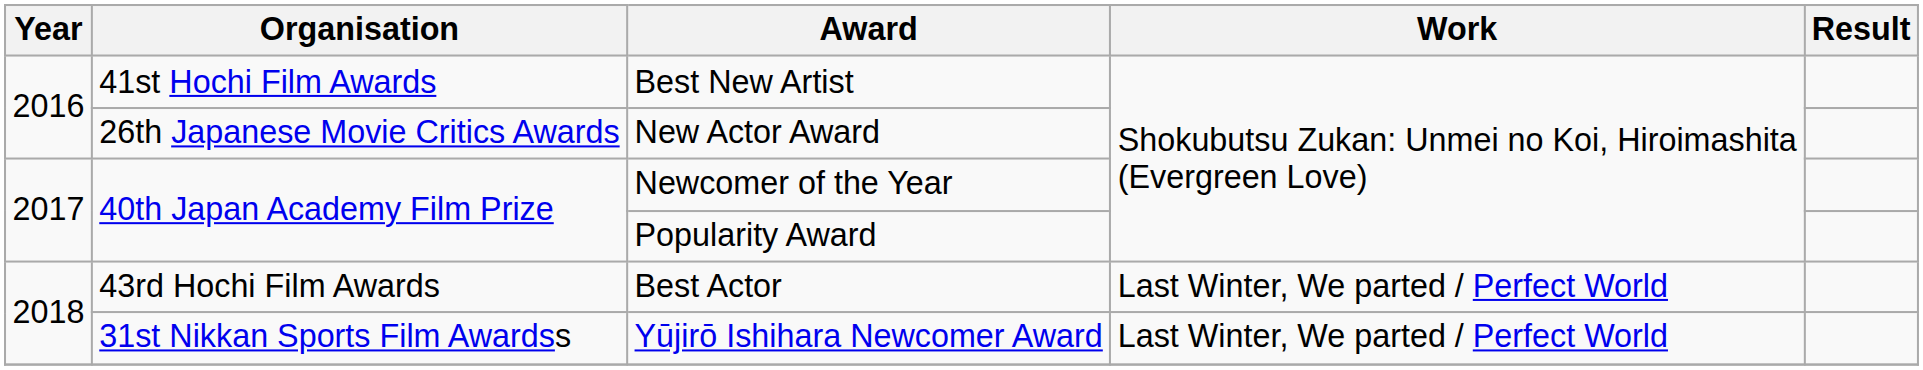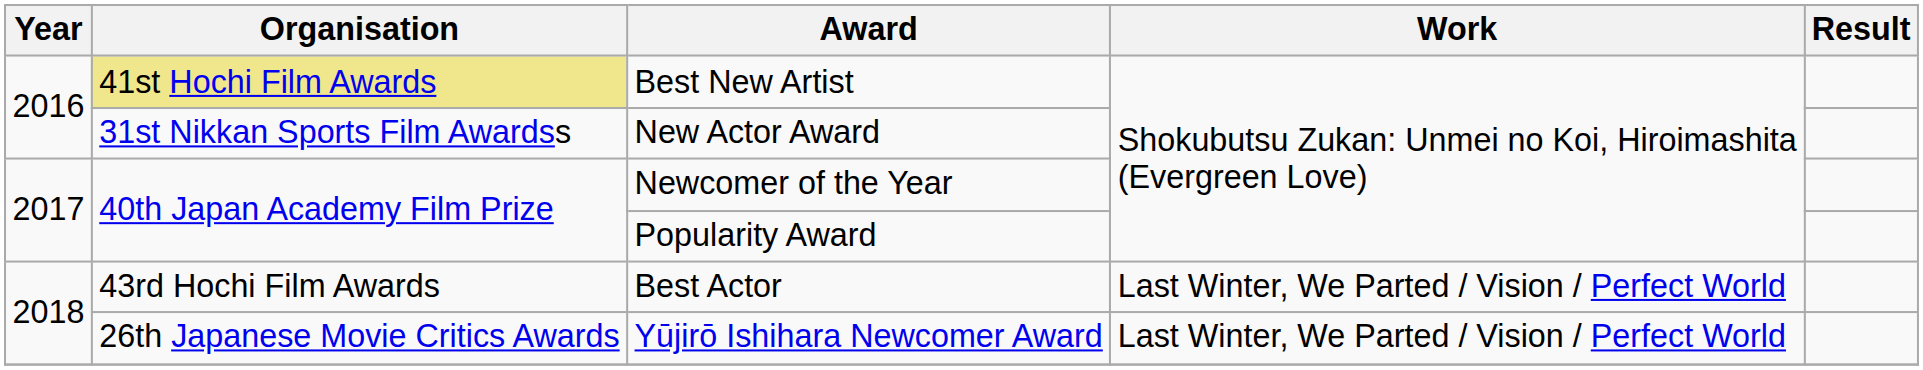(268, 81) no background -> (268, 81) khaki background
(359, 132) 26th Japanese Movie Critics Awards -> (335, 132) 31st Nikkan Sports Film Awardss
(1393, 286) Last Winter, We parted / Perfect World -> (1452, 286) Last Winter, We Parted / Vision / Perfect World
(335, 337) 31st Nikkan Sports Film Awardss -> (359, 337) 26th Japanese Movie Critics Awards
(1393, 337) Last Winter, We parted / Perfect World -> (1452, 337) Last Winter, We Parted / Vision / Perfect World
